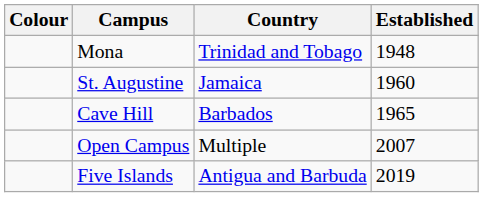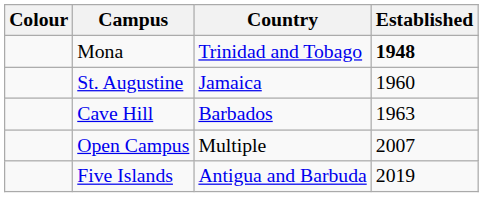(395, 51) normal -> (395, 51) bold
(395, 113) 1965 -> (395, 113) 1963
